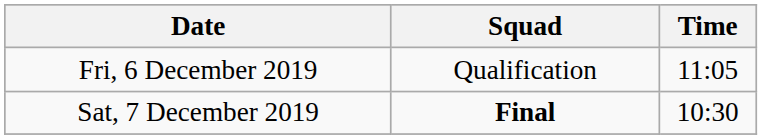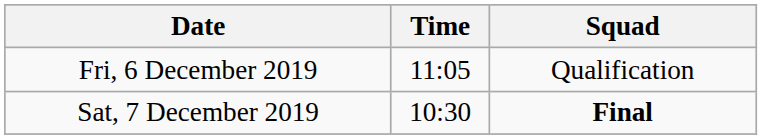columns swapped: (708, 26) <-> (525, 26)
